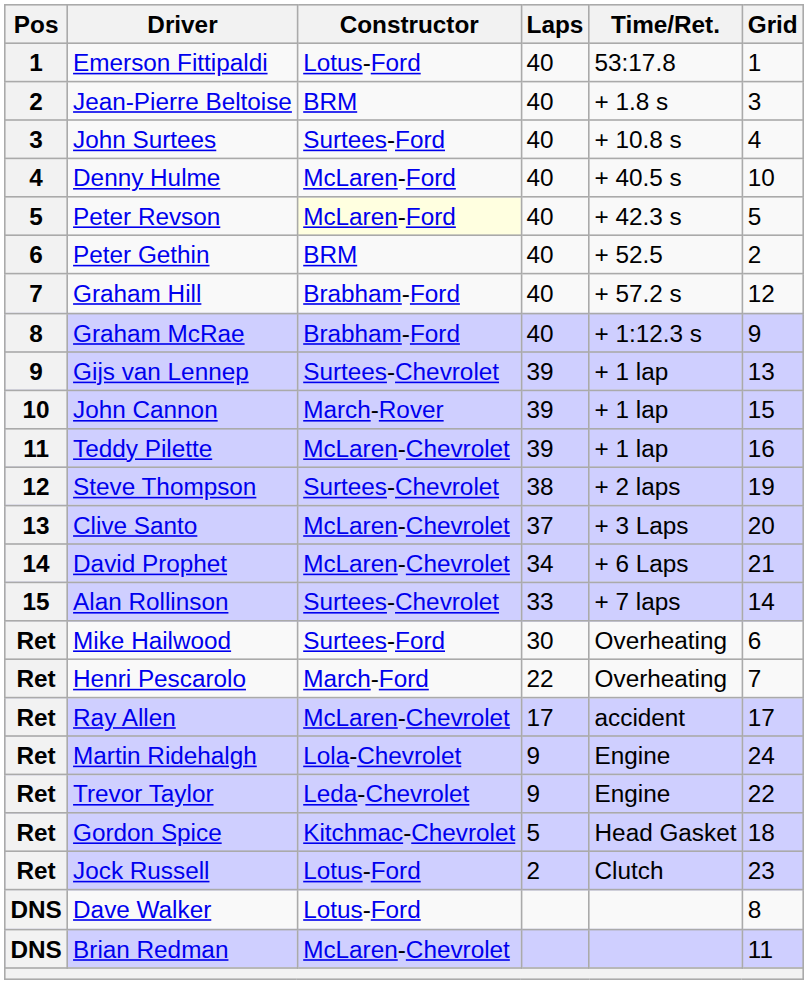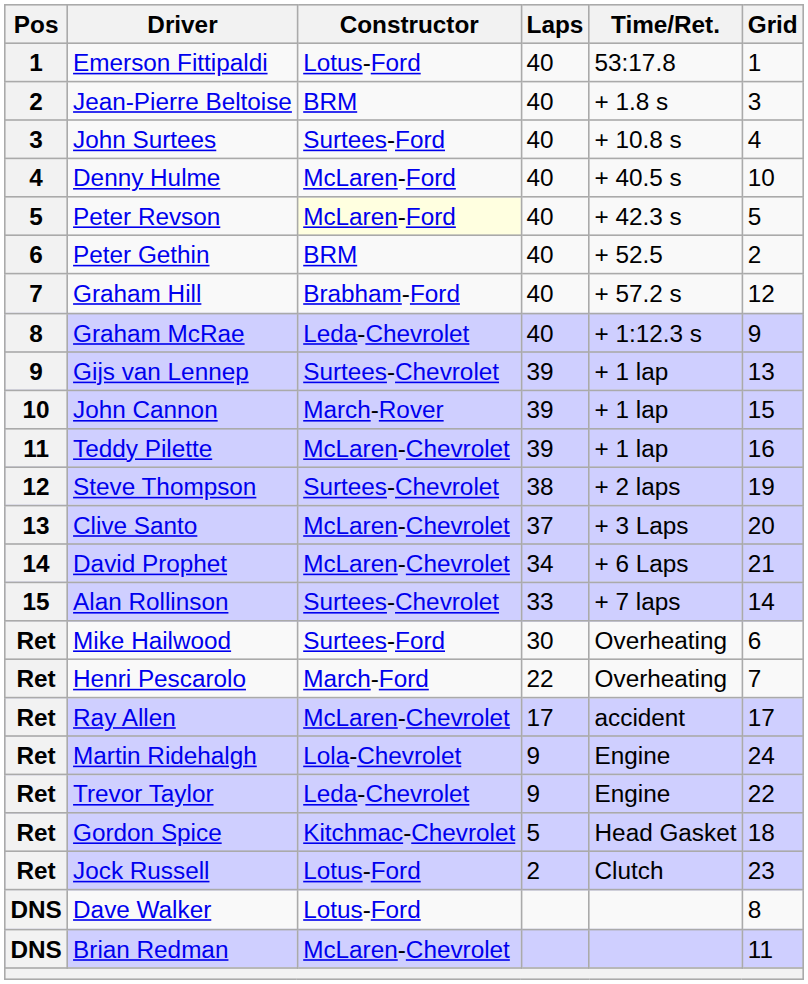(382, 332) Brabham-Ford -> (386, 332) Leda-Chevrolet
